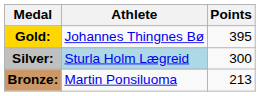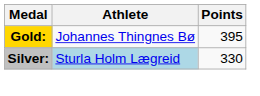(241, 58) 300 -> (232, 58) 330
- row: (33, 79)
